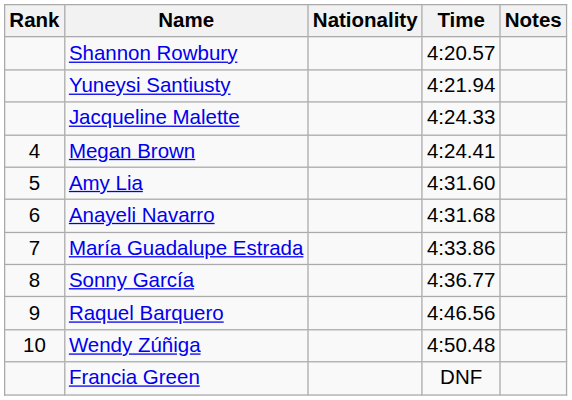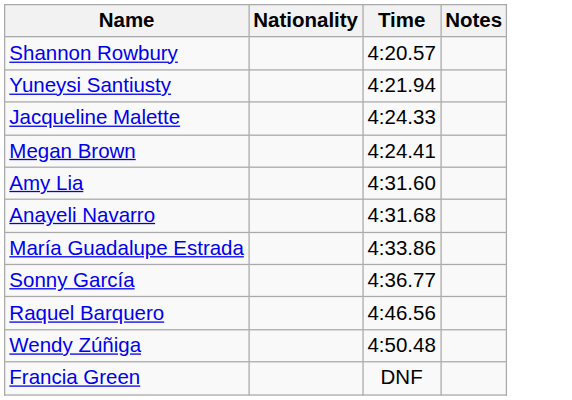- column: (34, 20)
